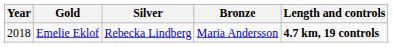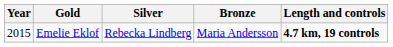(19, 32) 2018 -> (19, 32) 2015
